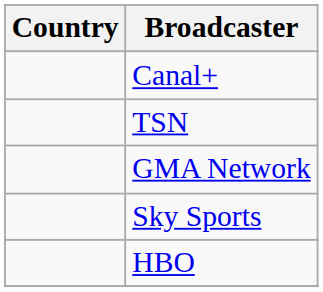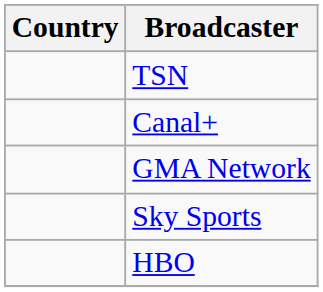rows swapped: (160, 121) <-> (175, 74)
